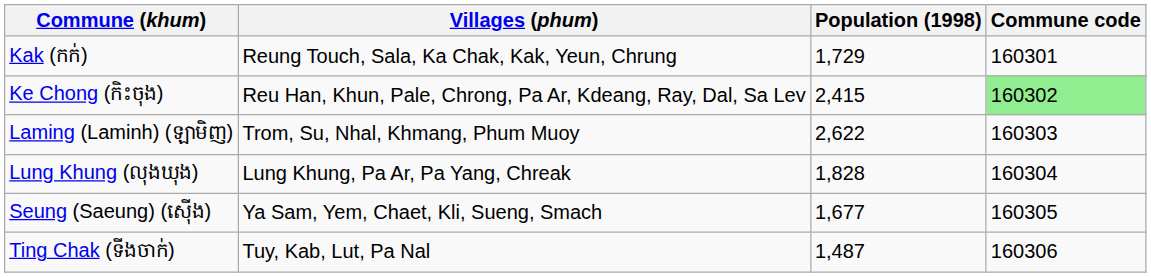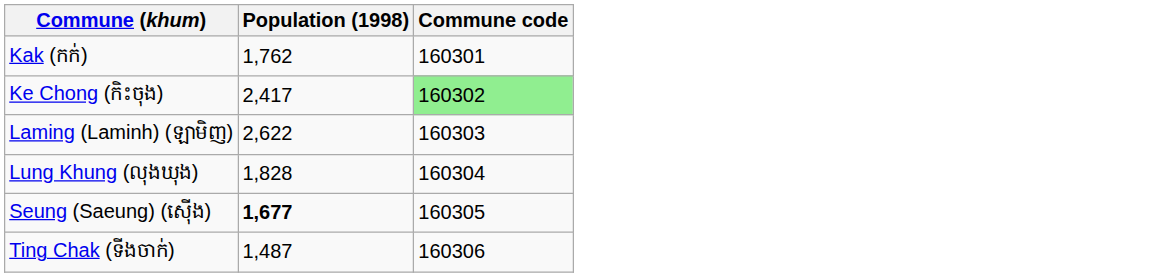- column: (524, 20)
(840, 55) 1,729 -> (267, 55) 1,762
(840, 95) 2,415 -> (267, 95) 2,417
(840, 212) normal -> (267, 212) bold
